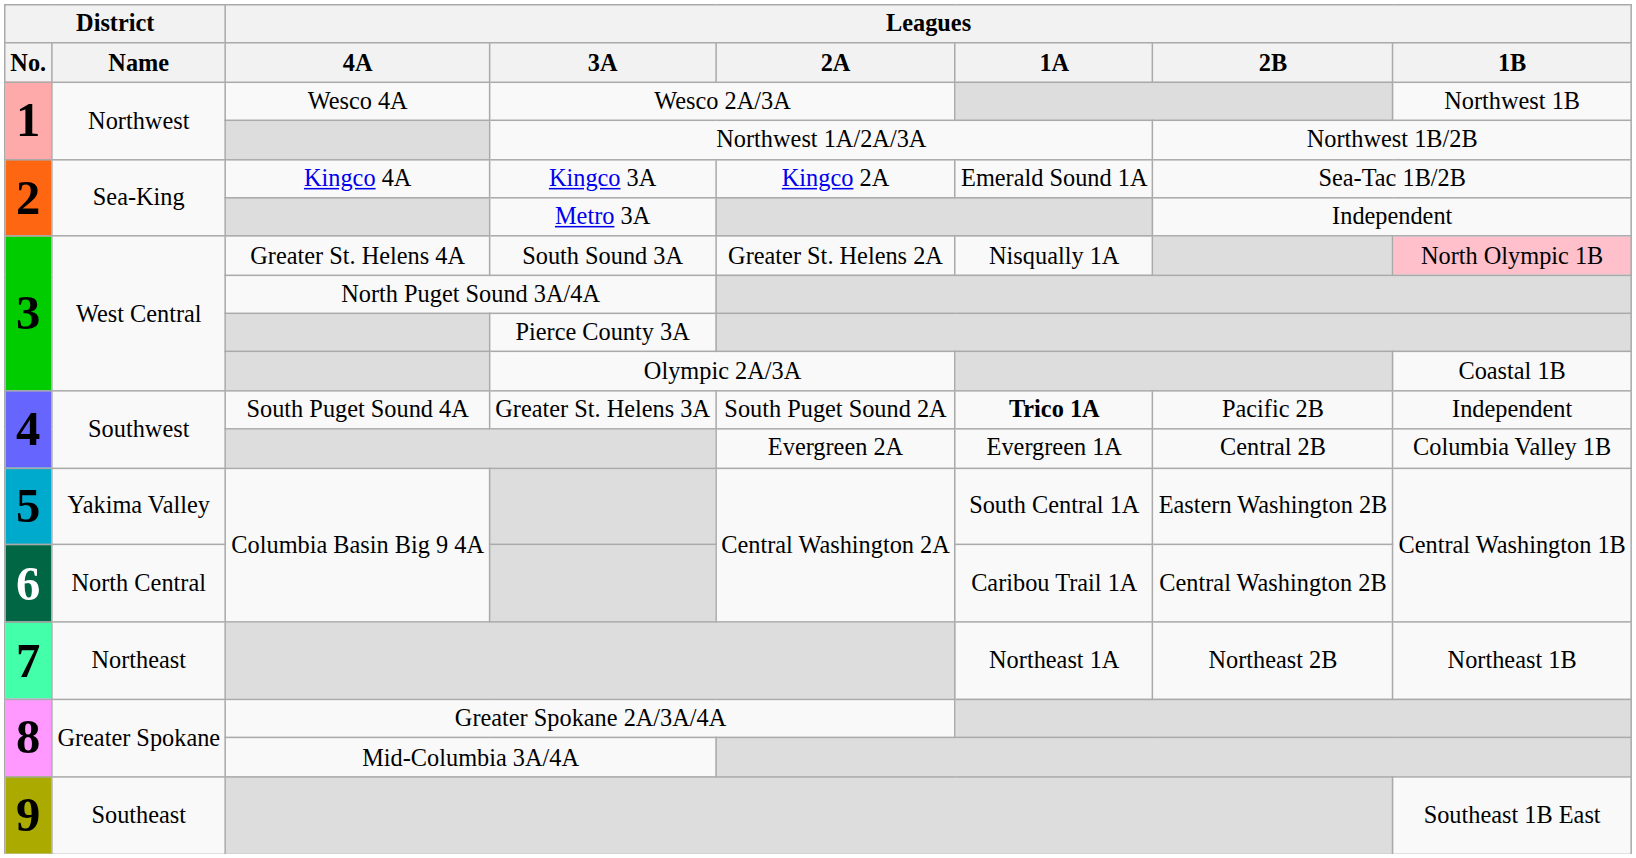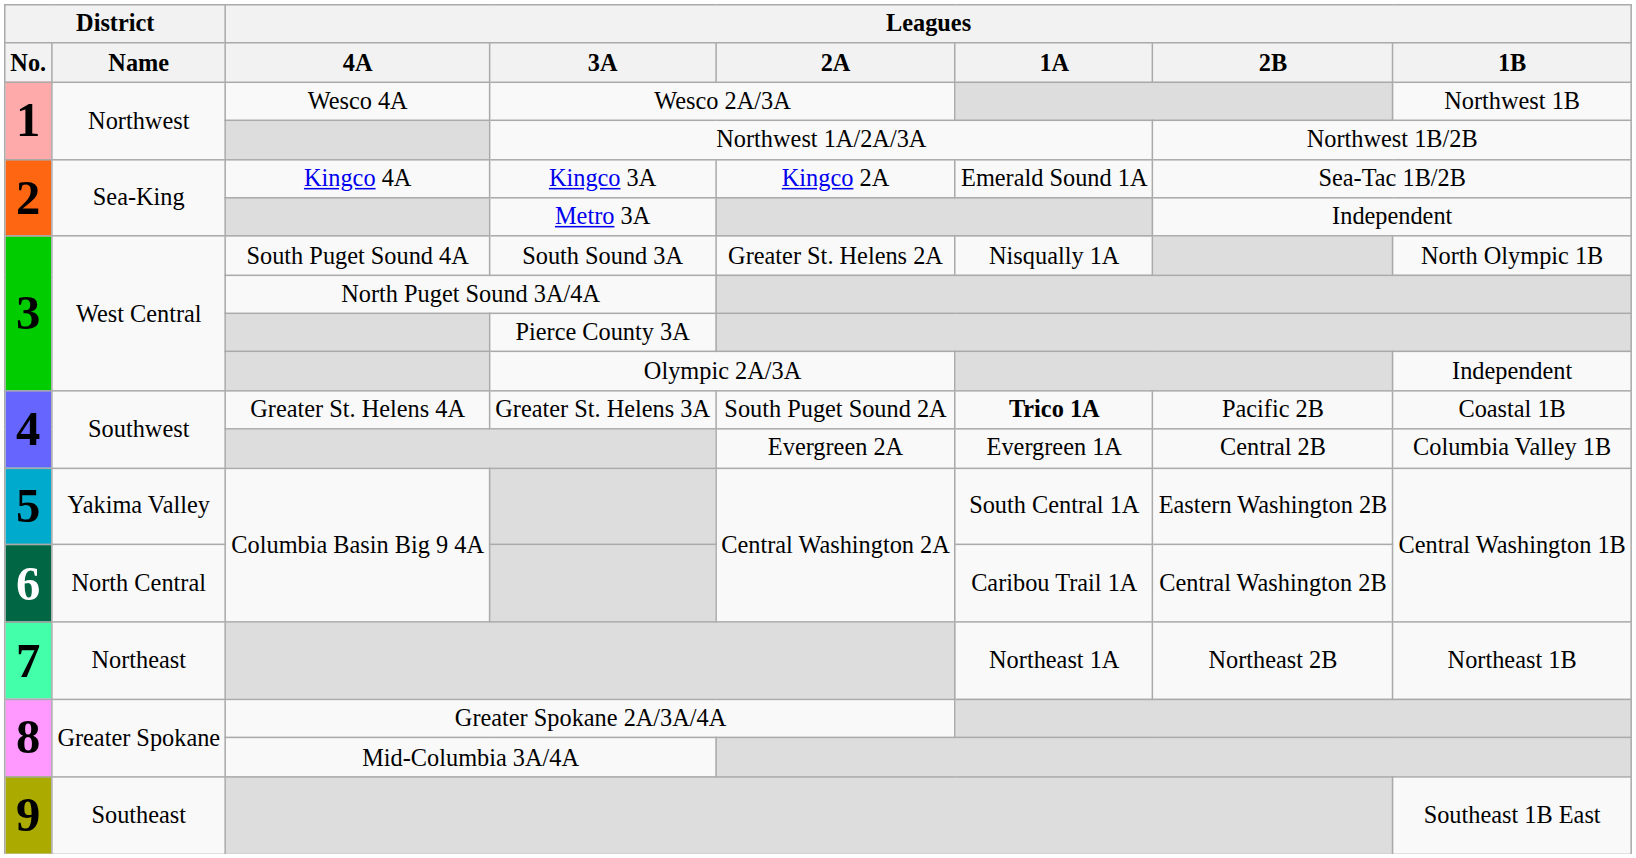(358, 255) Greater St. Helens 4A -> (358, 255) South Puget Sound 4A
(1512, 255) pink background -> (1512, 255) no background
(1512, 371) Coastal 1B -> (1512, 371) Independent
(358, 409) South Puget Sound 4A -> (358, 409) Greater St. Helens 4A
(1512, 409) Independent -> (1512, 409) Coastal 1B
